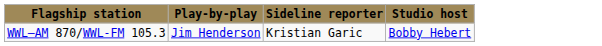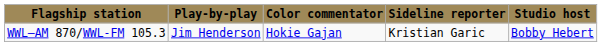+ column: (325, 14)
